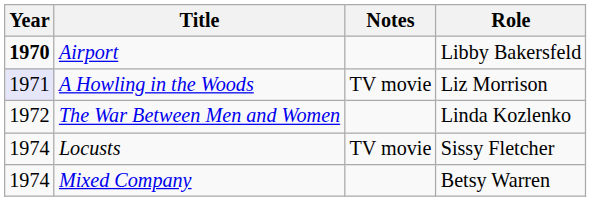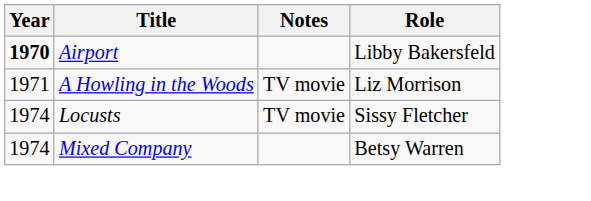(29, 84) lavender background -> (29, 84) no background
- row: (200, 116)
